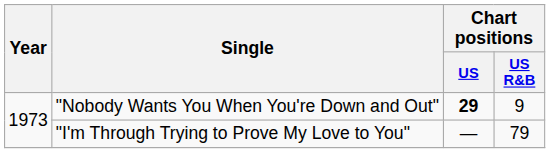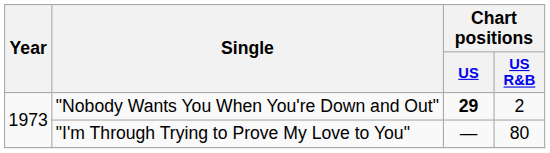(519, 106) 9 -> (519, 106) 2
(519, 134) 79 -> (519, 134) 80
